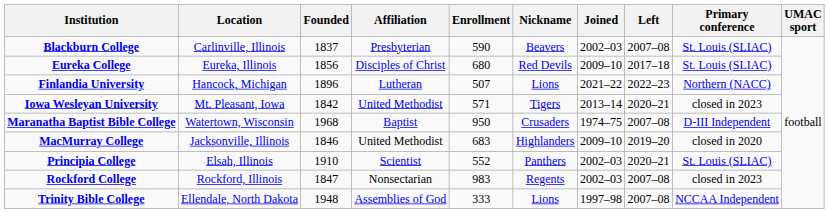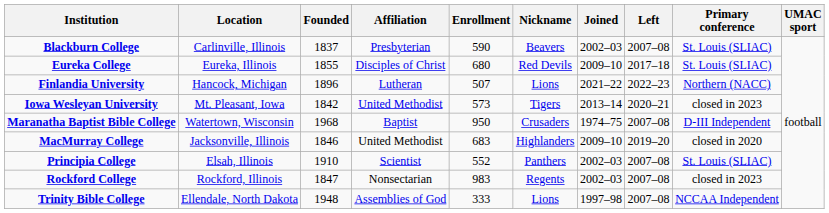(326, 65) 1856 -> (326, 65) 1855
(481, 103) 571 -> (481, 103) 573
(649, 160) 2020–21 -> (649, 160) 2007–08
